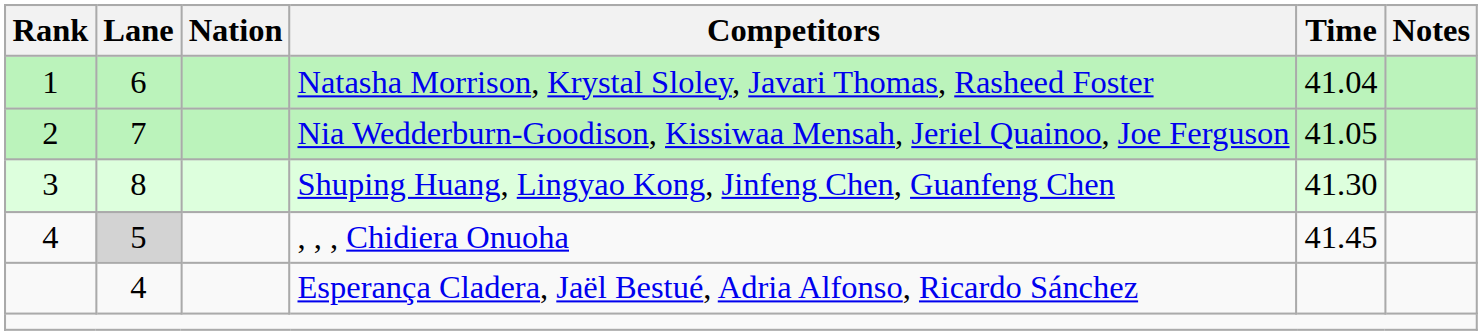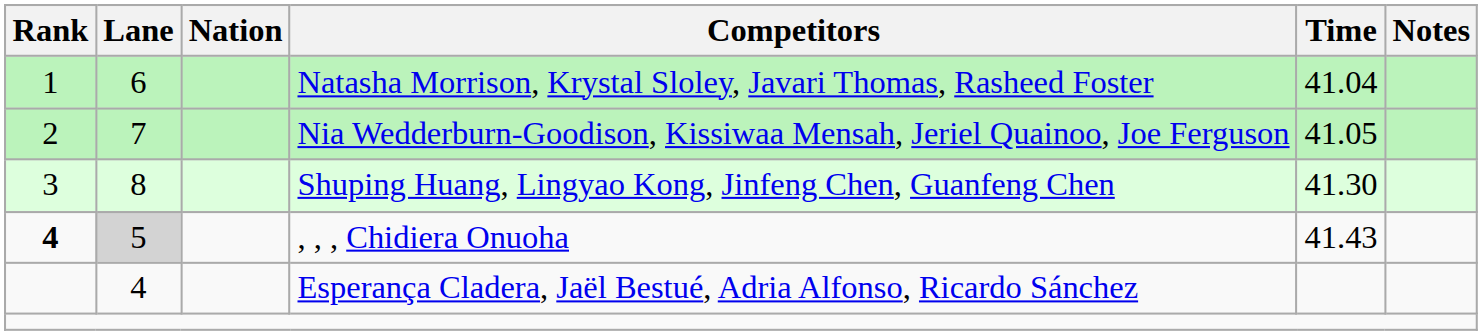(50, 236) normal -> (50, 236) bold
(1341, 236) 41.45 -> (1341, 236) 41.43
